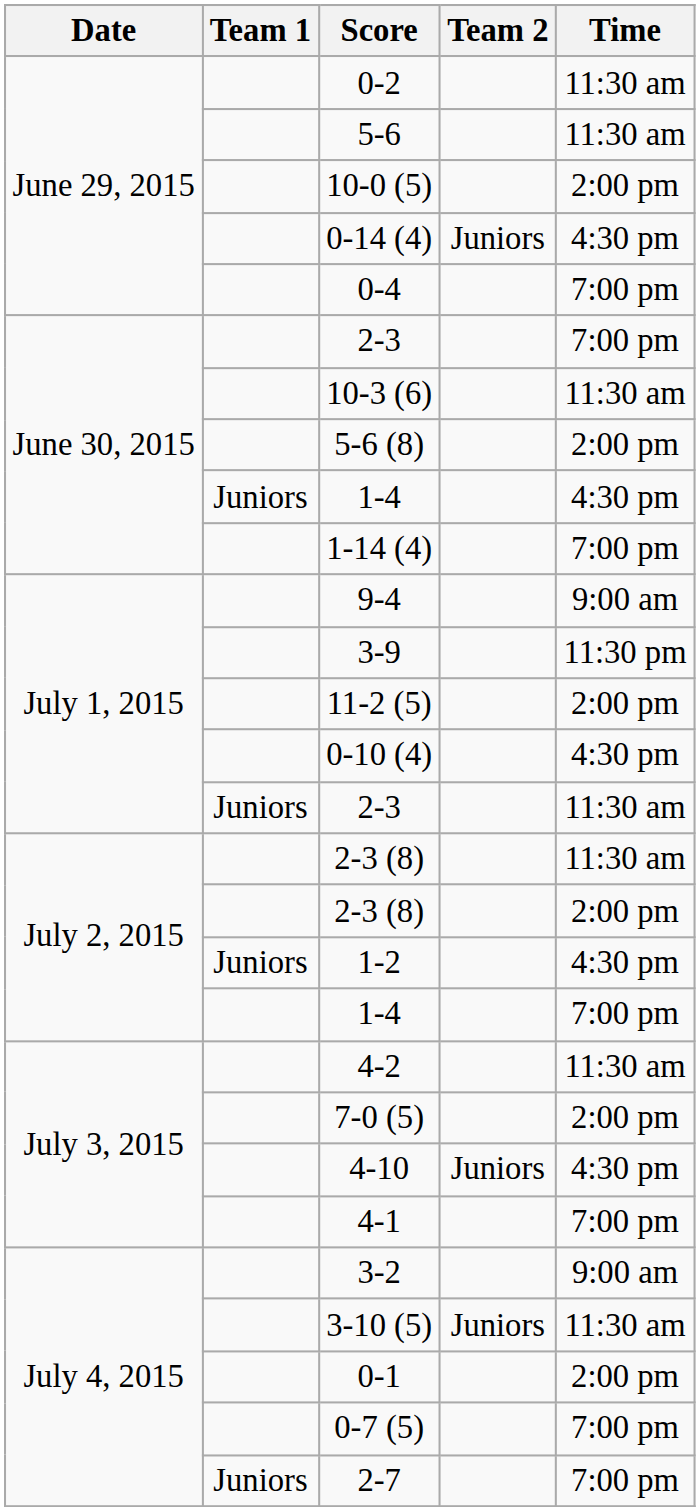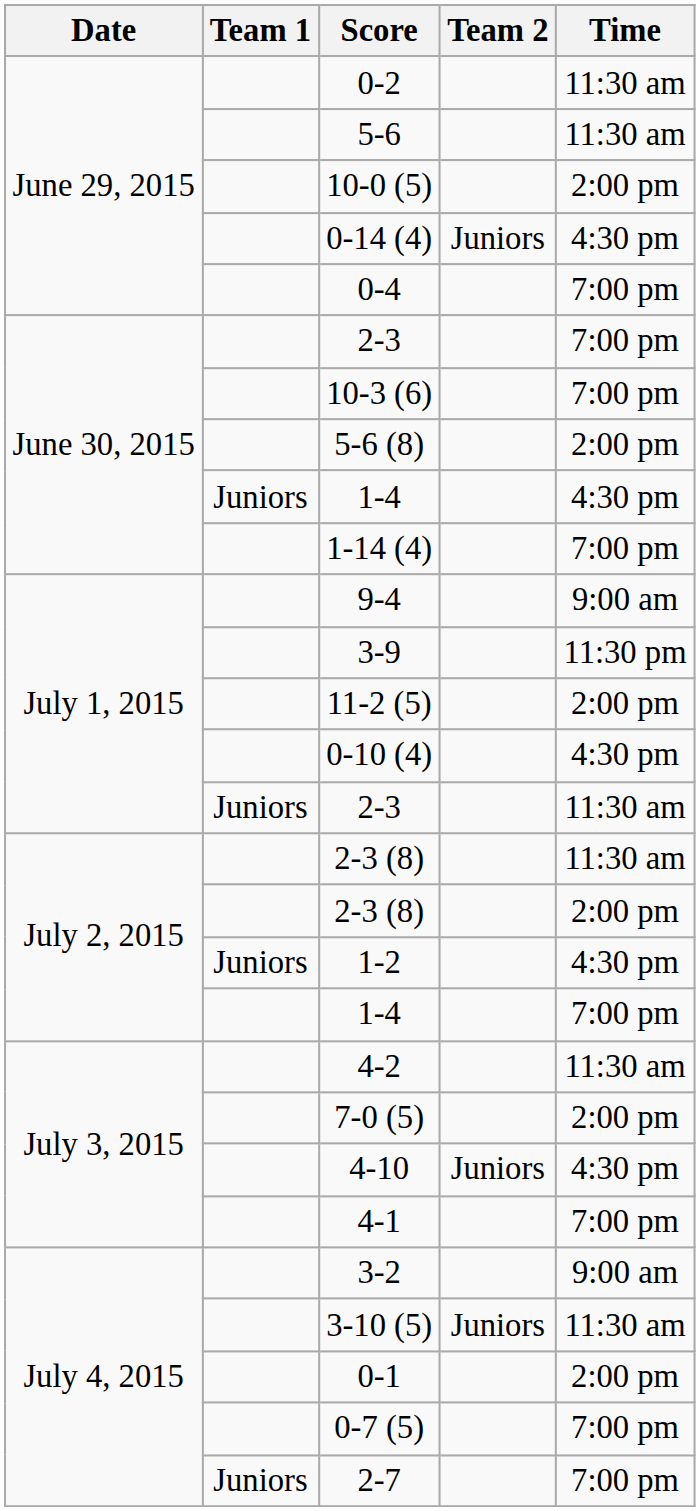(625, 392) 11:30 am -> (625, 392) 7:00 pm
